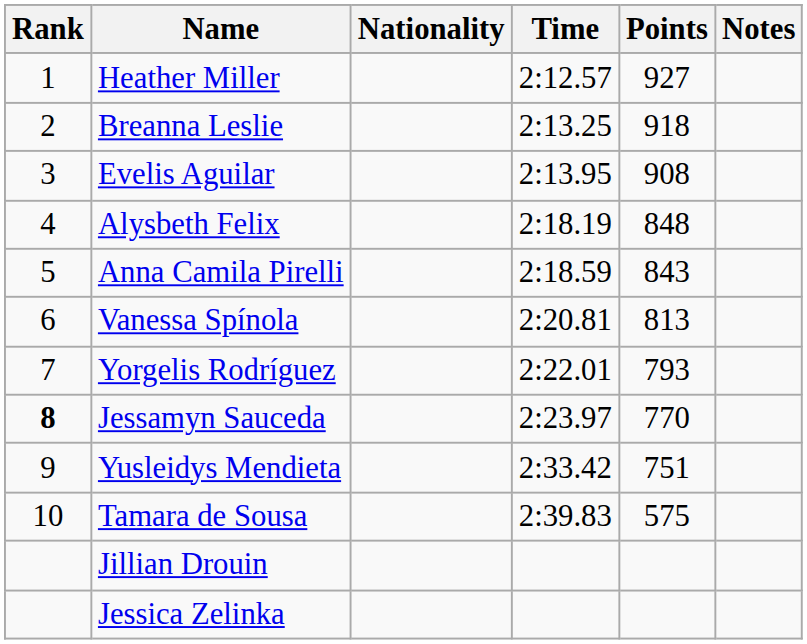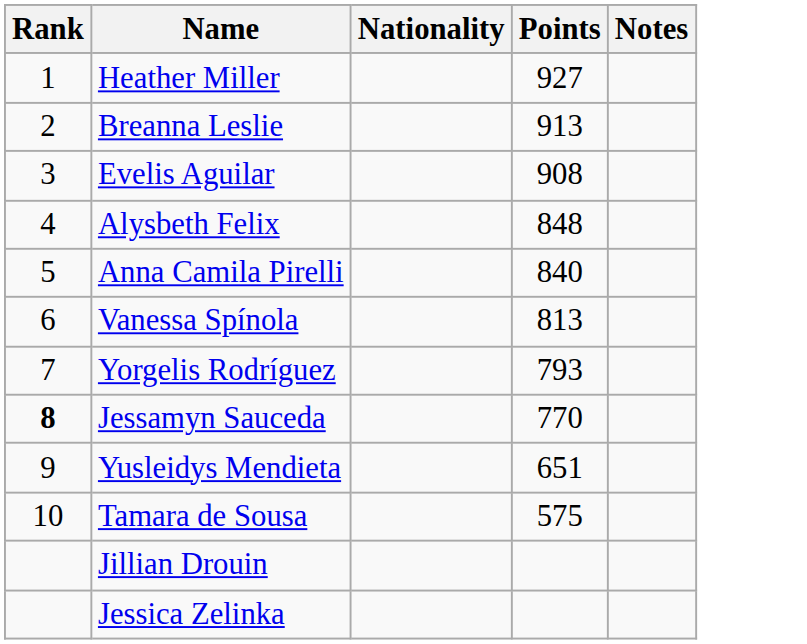- column: (565, 28)
(667, 126) 918 -> (560, 126) 913
(667, 272) 843 -> (560, 272) 840
(667, 467) 751 -> (560, 467) 651
